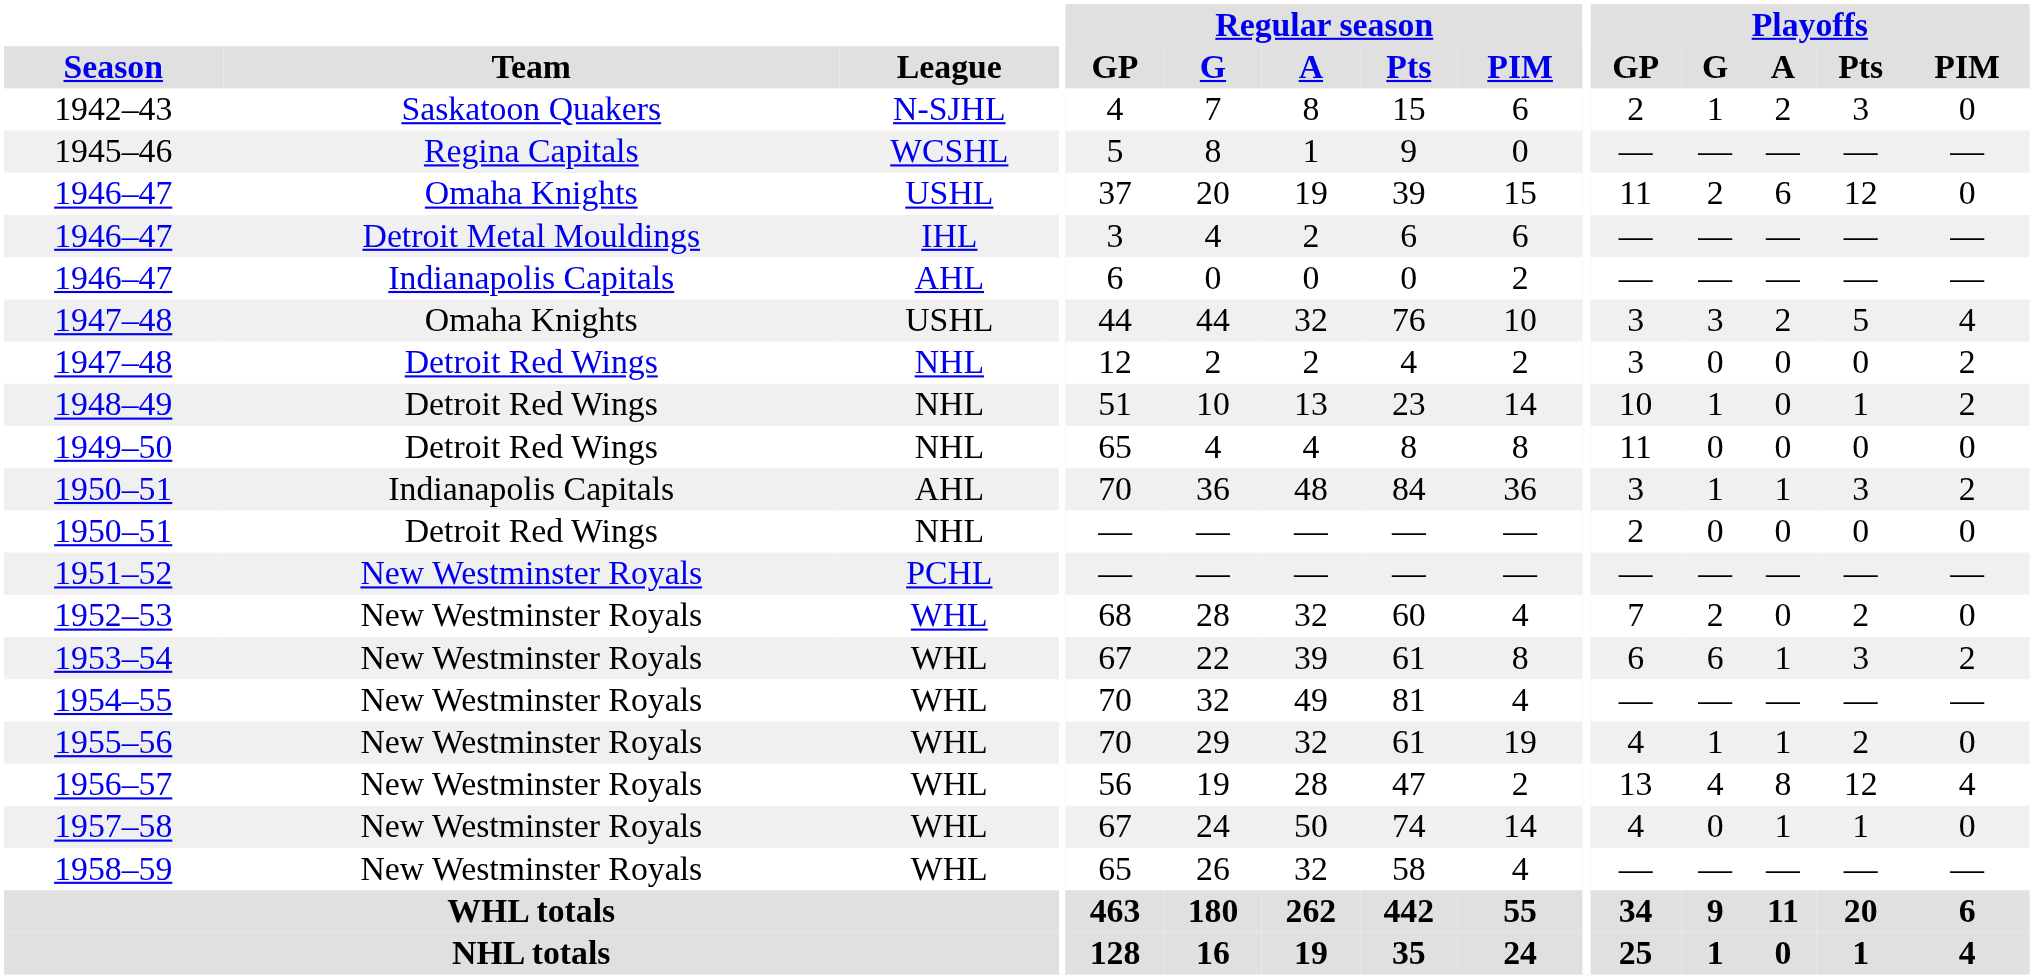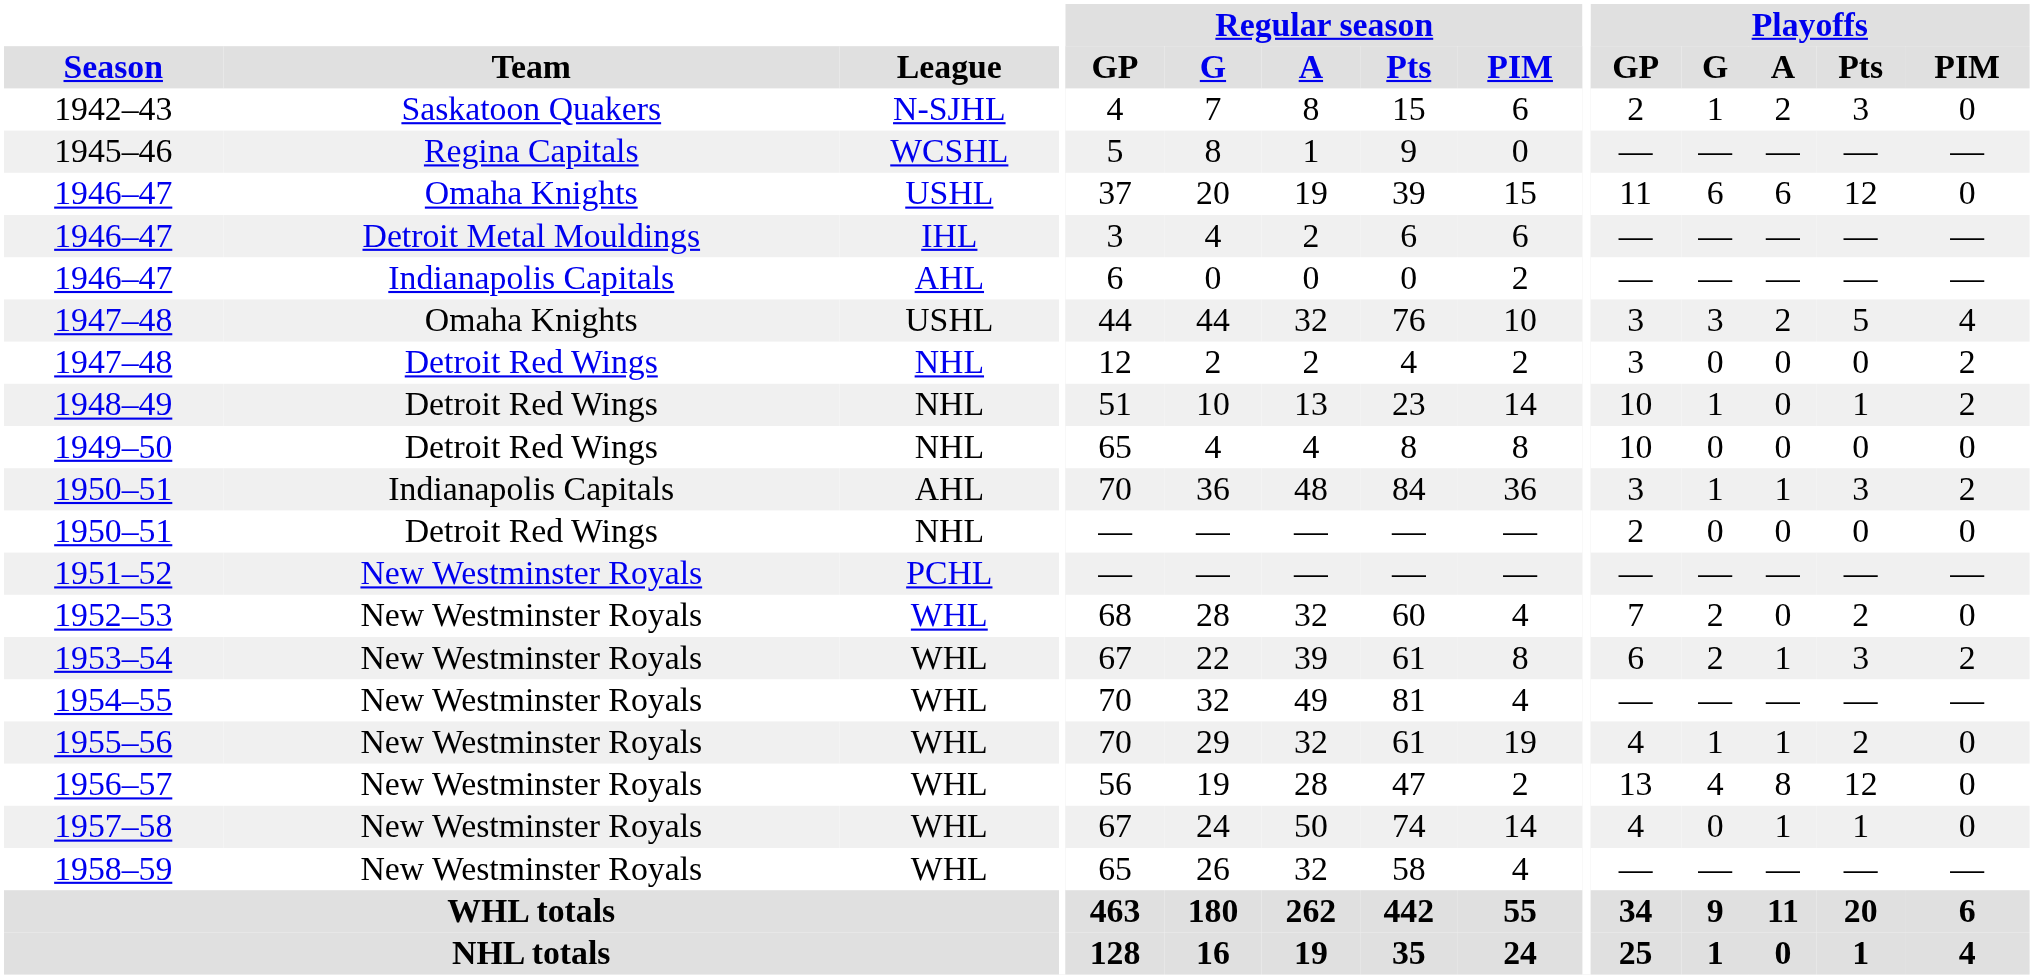(1715, 193) 2 -> (1715, 193) 6
(1636, 446) 11 -> (1636, 446) 10
(1715, 657) 6 -> (1715, 657) 2
(1967, 784) 4 -> (1967, 784) 0
